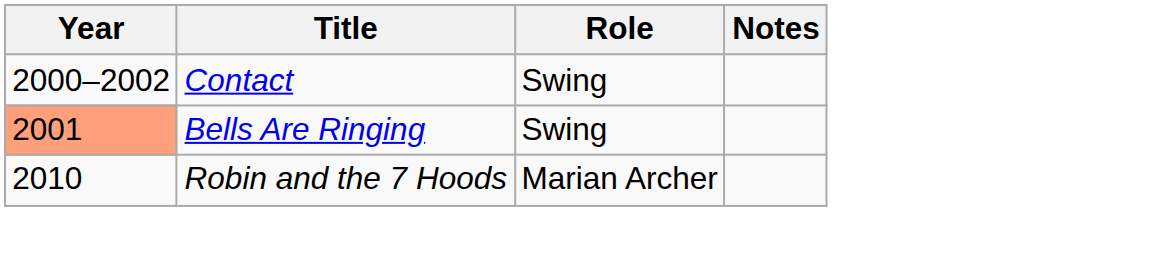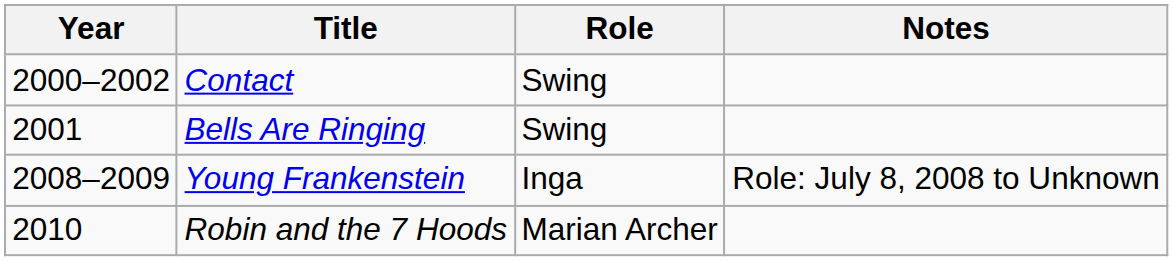(47, 129) lightsalmon background -> (47, 129) no background
+ row: (325, 179)
